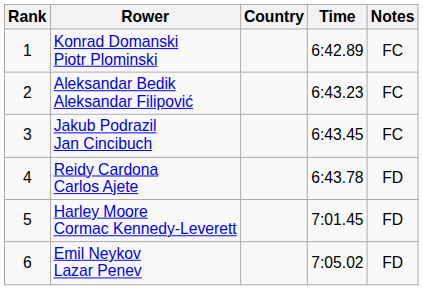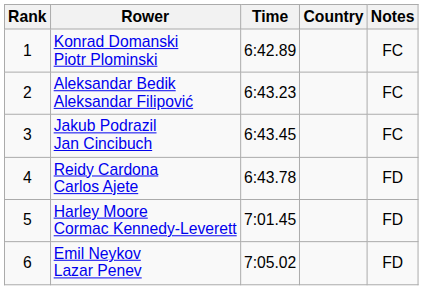columns swapped: (274, 16) <-> (337, 16)
